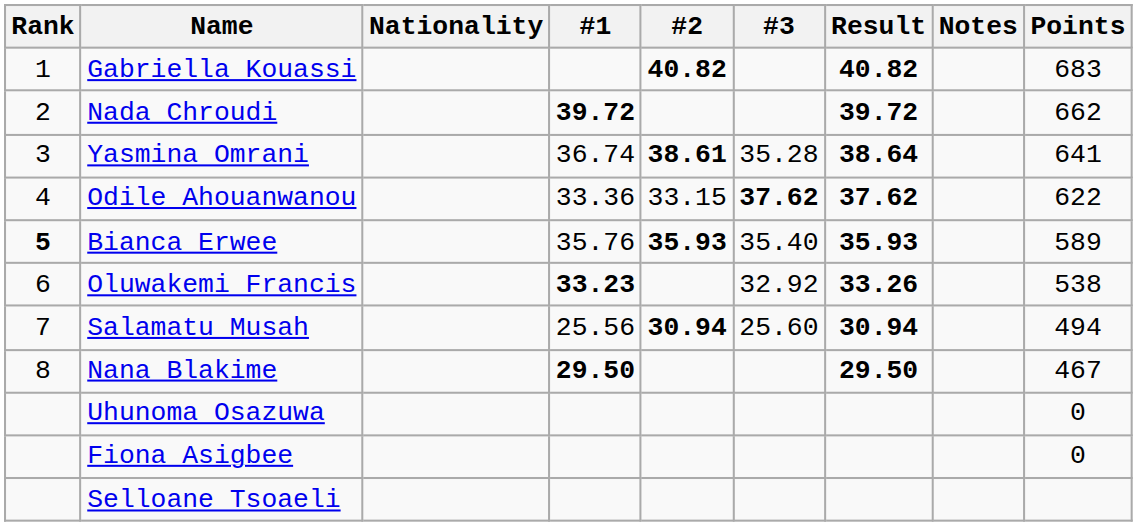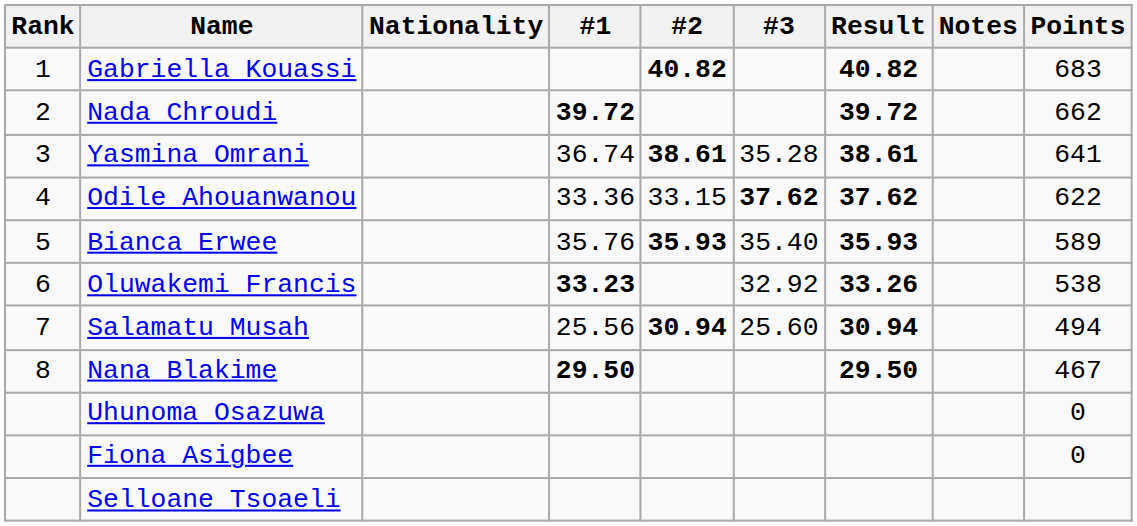(879, 156) 38.64 -> (879, 156) 38.61
(43, 242) bold -> (43, 242) normal
